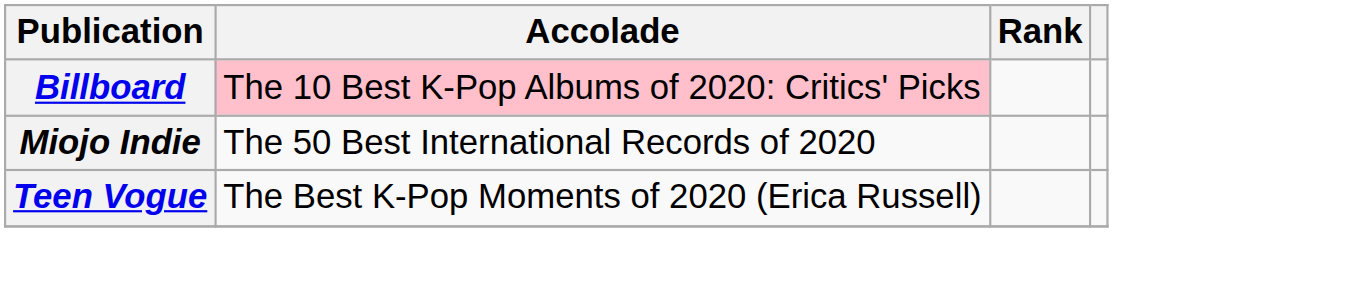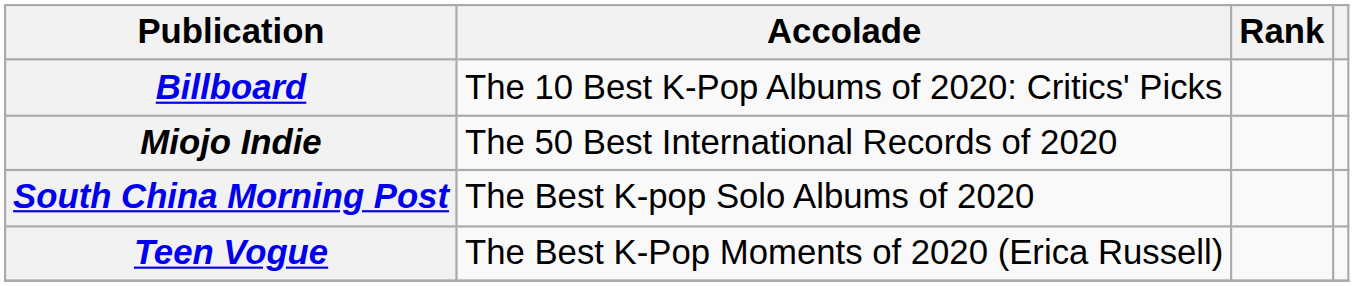(602, 87) pink background -> (844, 87) no background
+ row: (231, 197)
